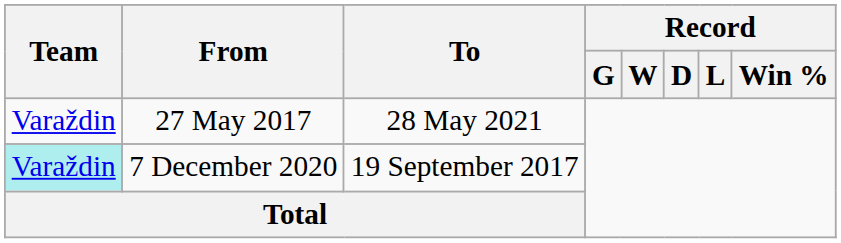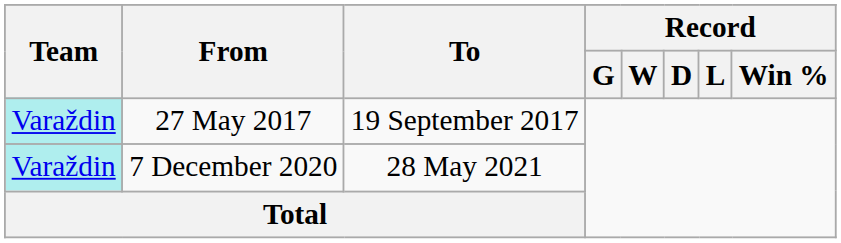(64, 120) no background -> (64, 120) paleturquoise background
(465, 120) 28 May 2021 -> (465, 120) 19 September 2017
(465, 167) 19 September 2017 -> (465, 167) 28 May 2021
